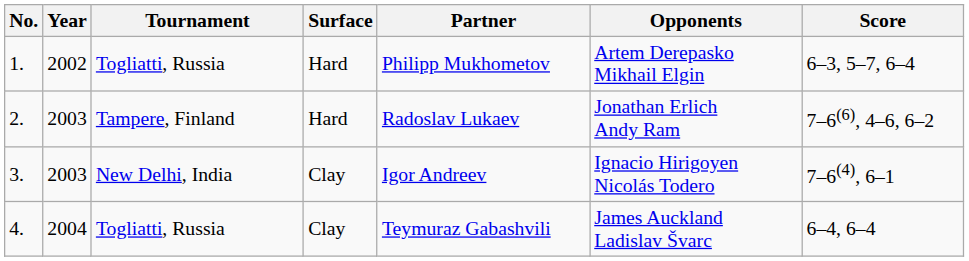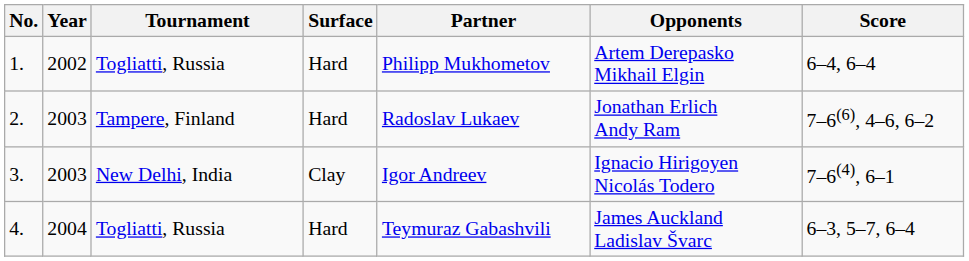(861, 63) 6–3, 5–7, 6–4 -> (841, 63) 6–4, 6–4
(327, 227) Clay -> (328, 227) Hard
(841, 227) 6–4, 6–4 -> (861, 227) 6–3, 5–7, 6–4
